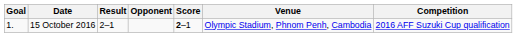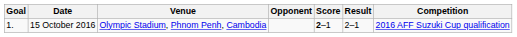columns swapped: (288, 12) <-> (113, 12)
